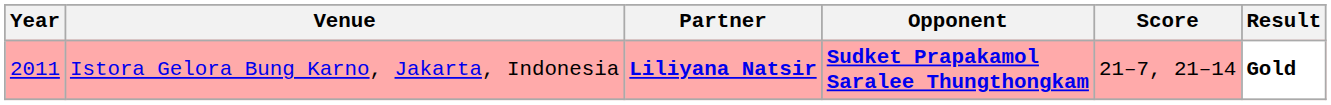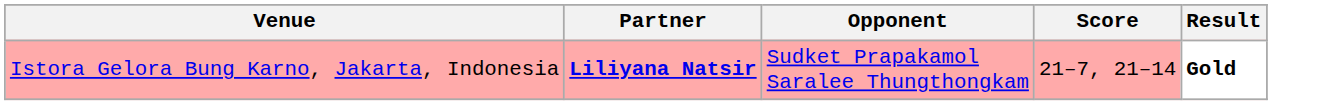- column: (35, 22)
(958, 70) bold -> (898, 70) normal
